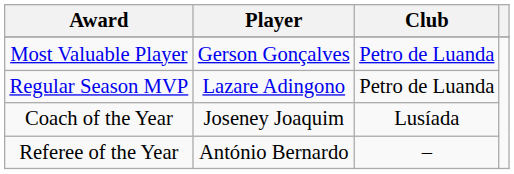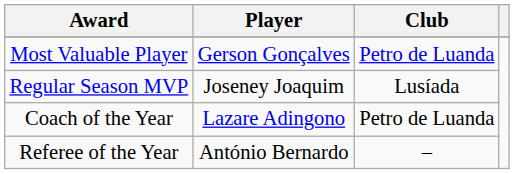(274, 86) Lazare Adingono -> (274, 86) Joseney Joaquim
(427, 86) Petro de Luanda -> (427, 86) Lusíada
(274, 119) Joseney Joaquim -> (274, 119) Lazare Adingono
(427, 119) Lusíada -> (427, 119) Petro de Luanda
